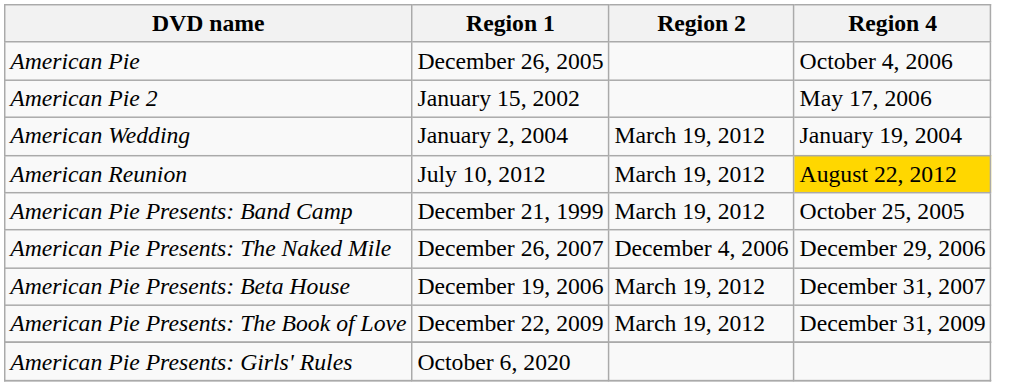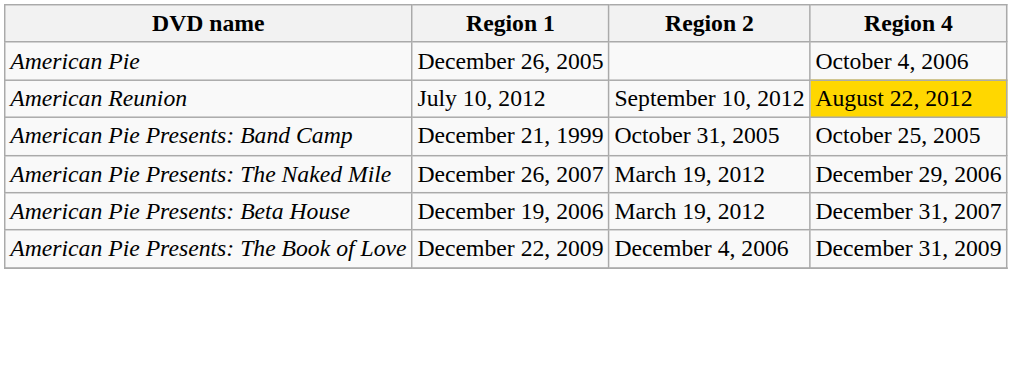- row: (84, 98)
- row: (100, 135)
(690, 173) March 19, 2012 -> (709, 98) September 10, 2012
(690, 211) March 19, 2012 -> (697, 135) October 31, 2005
(702, 248) December 4, 2006 -> (690, 173) March 19, 2012
(690, 323) March 19, 2012 -> (702, 248) December 4, 2006
- row: (181, 361)
